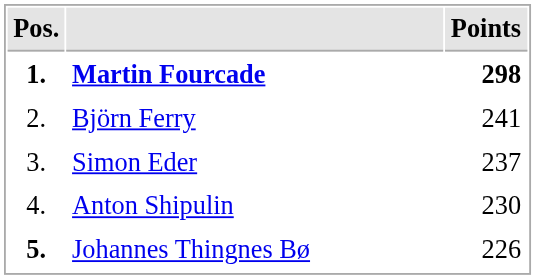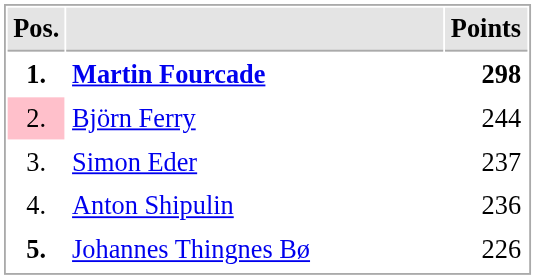(36, 117) no background -> (36, 117) pink background
(501, 117) 241 -> (501, 117) 244
(501, 205) 230 -> (501, 205) 236
